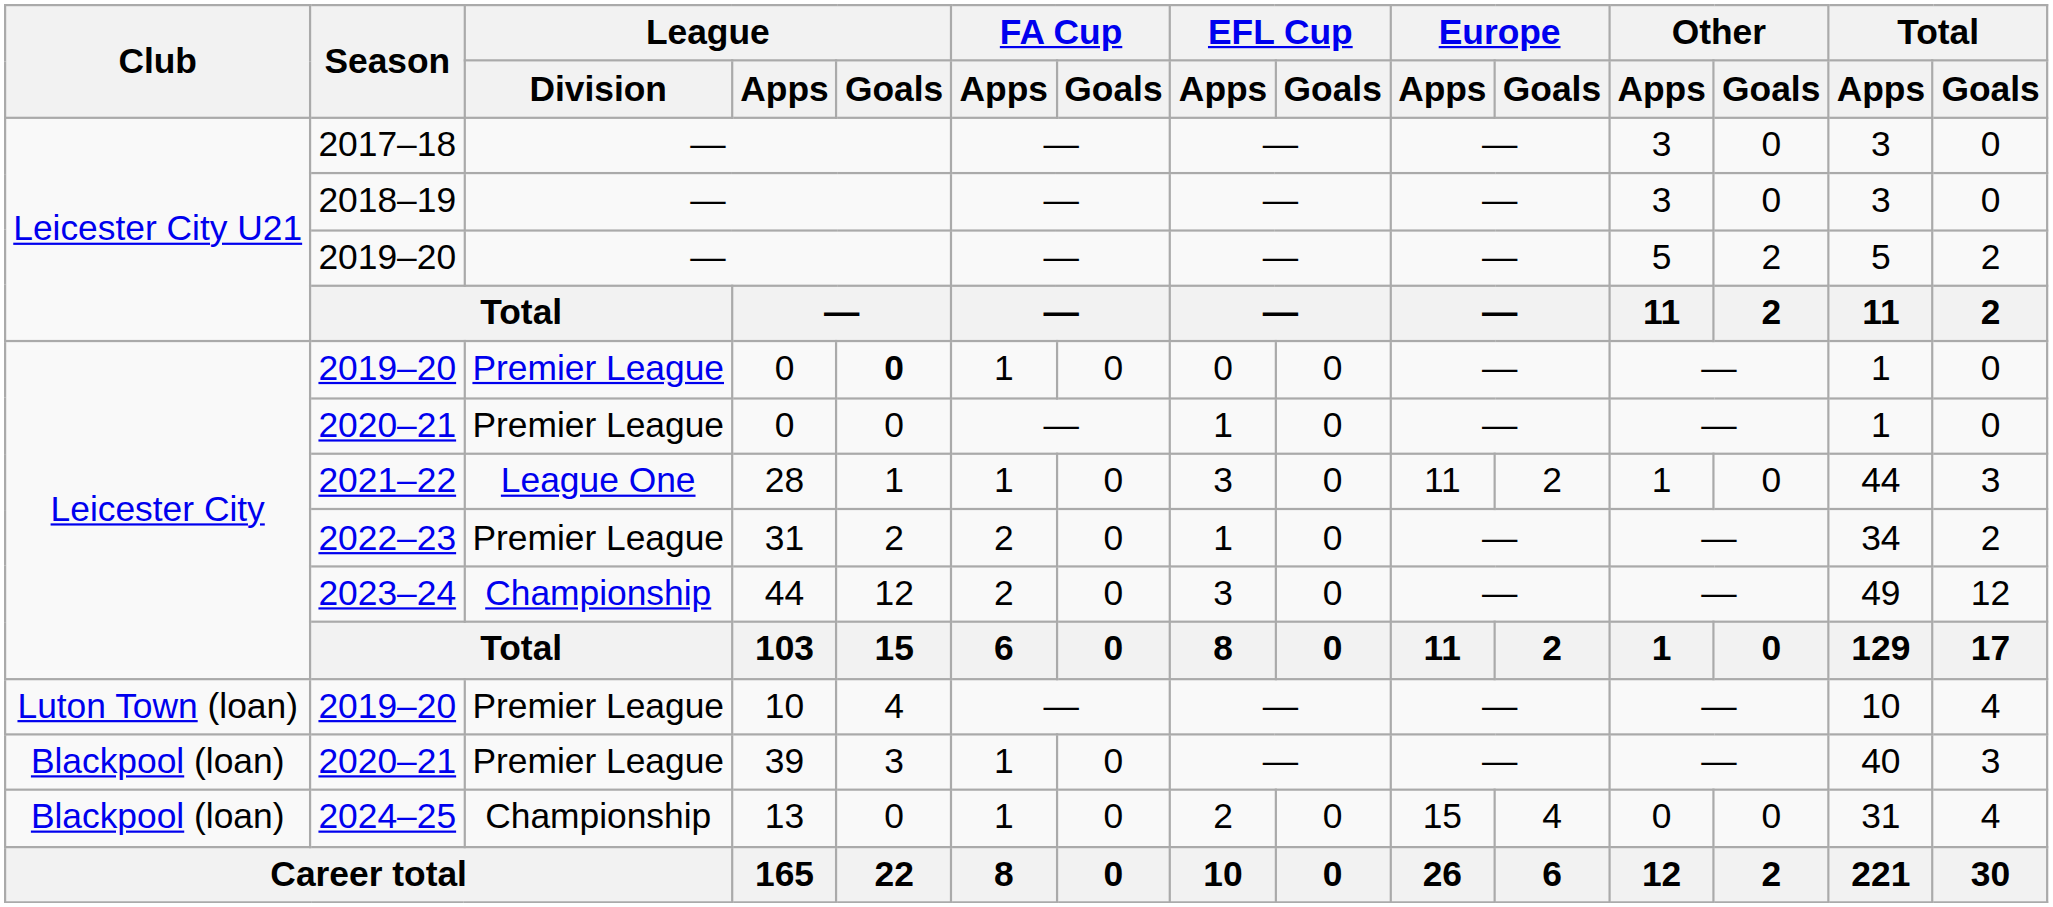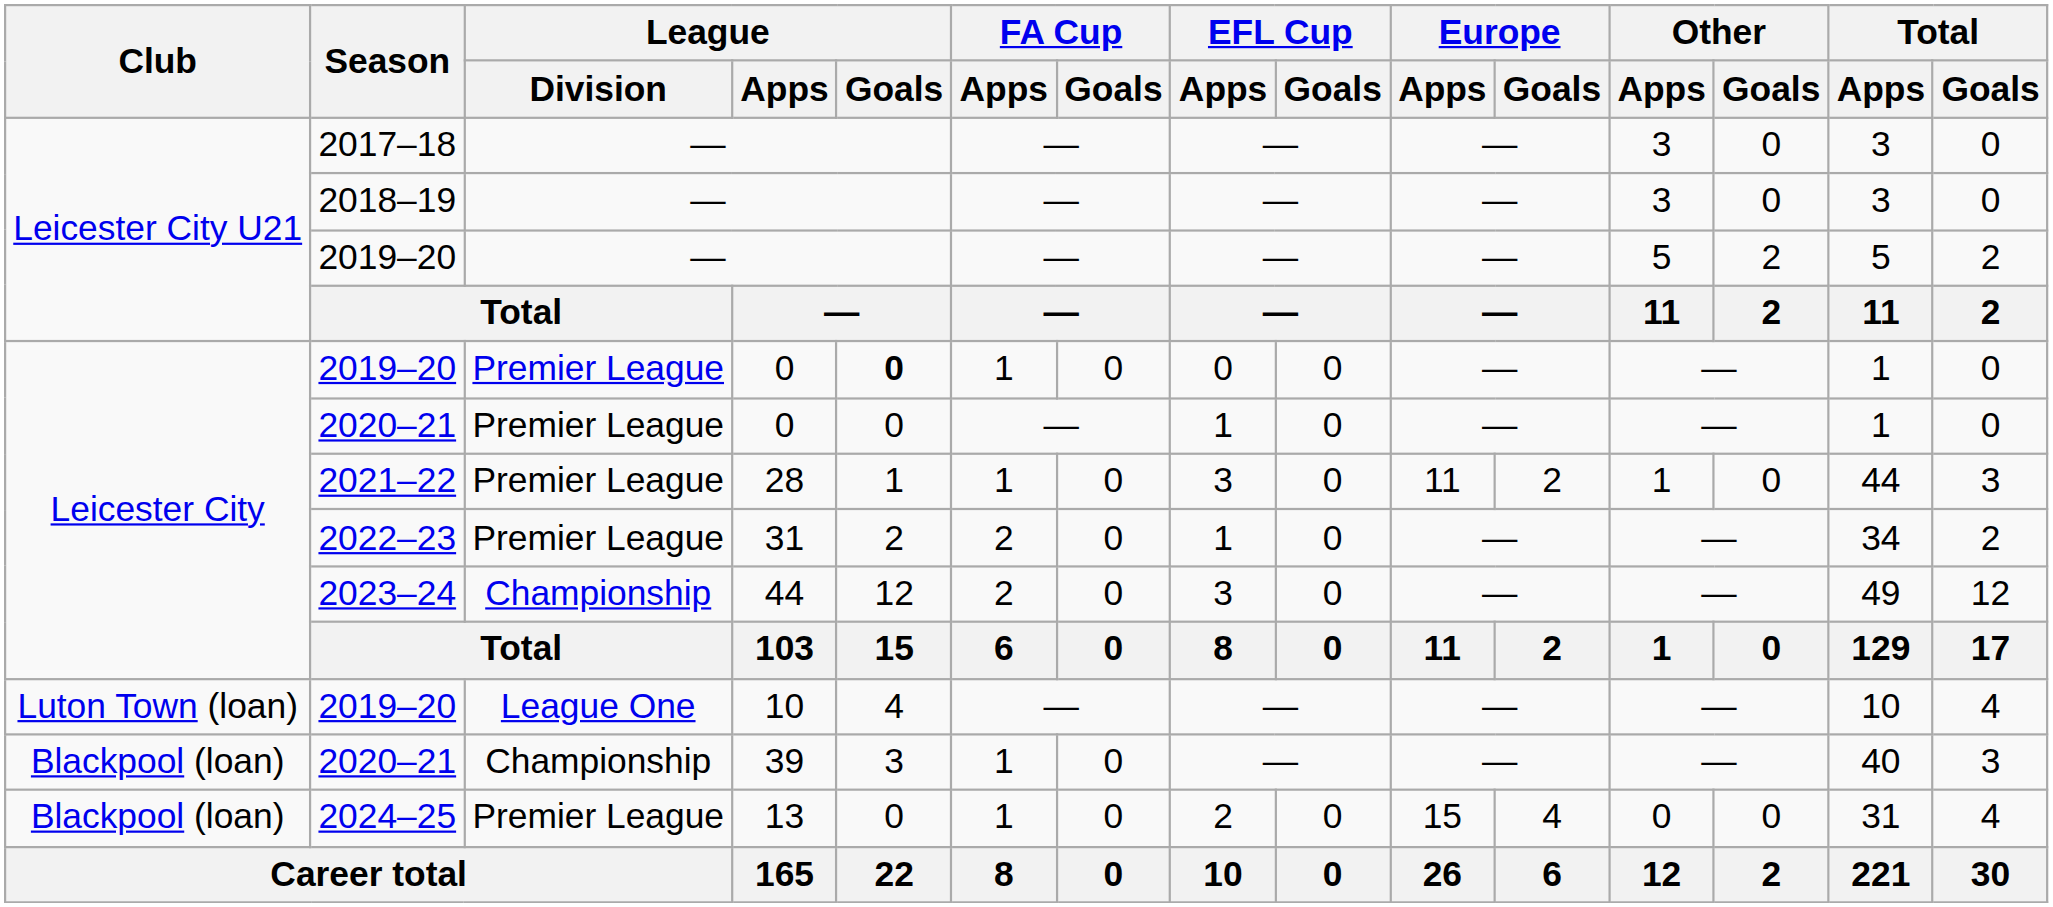(598, 481) League One -> (598, 481) Premier League
(598, 705) Premier League -> (598, 705) League One
(598, 761) Premier League -> (598, 761) Championship
(598, 817) Championship -> (598, 817) Premier League
